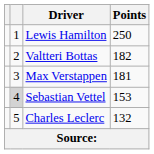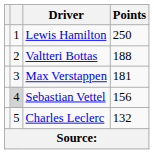(122, 55) 182 -> (122, 55) 188
(122, 96) 153 -> (122, 96) 156
